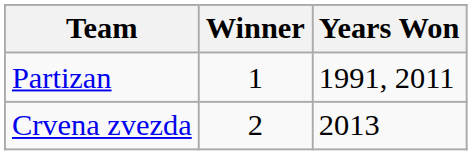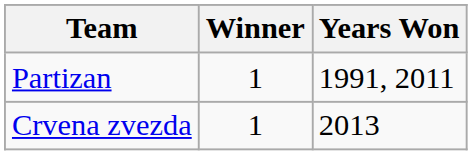(255, 125) 2 -> (255, 125) 1
